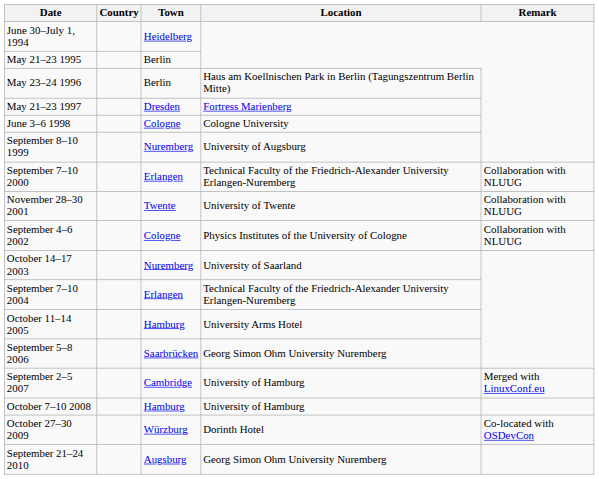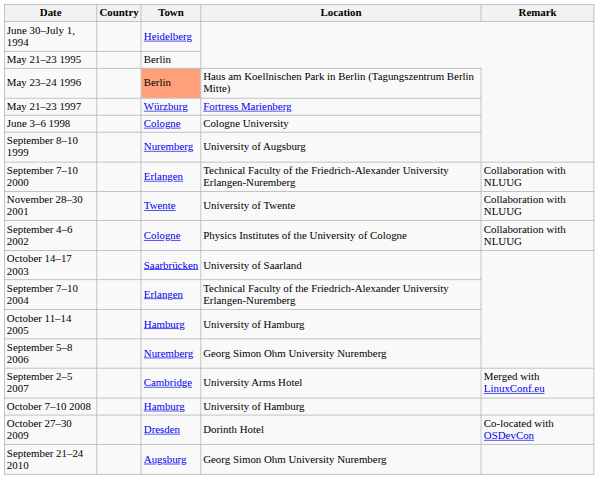(157, 83) no background -> (157, 83) lightsalmon background
(162, 106) Dresden -> (166, 106) Würzburg
(168, 265) Nuremberg -> (171, 265) Saarbrücken
(253, 324) University Arms Hotel -> (254, 324) University of Hamburg
(171, 353) Saarbrücken -> (168, 353) Nuremberg
(254, 383) University of Hamburg -> (253, 383) University Arms Hotel
(166, 429) Würzburg -> (162, 429) Dresden
